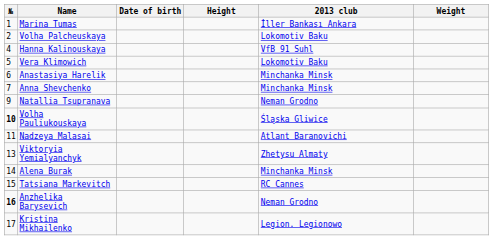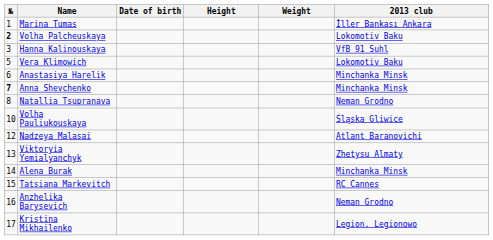columns swapped: (451, 11) <-> (336, 11)
(9, 37) normal -> (9, 37) bold
(9, 50) 4 -> (9, 50) 3
(9, 88) normal -> (9, 88) bold
(9, 101) 9 -> (9, 101) 8
(11, 119) bold -> (11, 119) normal
(11, 136) 11 -> (11, 136) 12
(11, 202) bold -> (11, 202) normal
